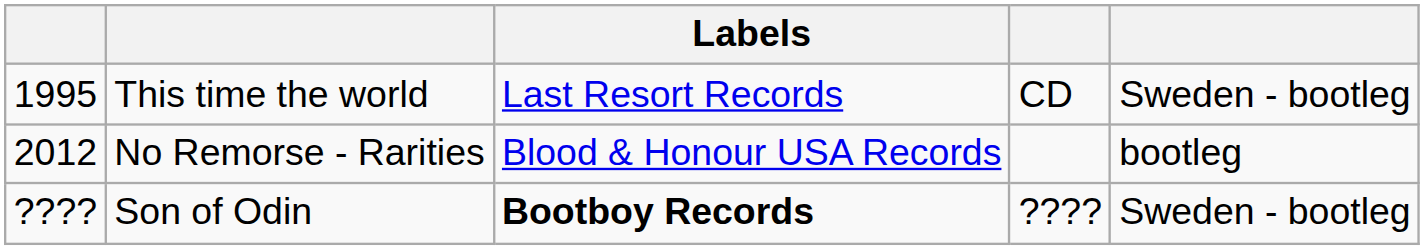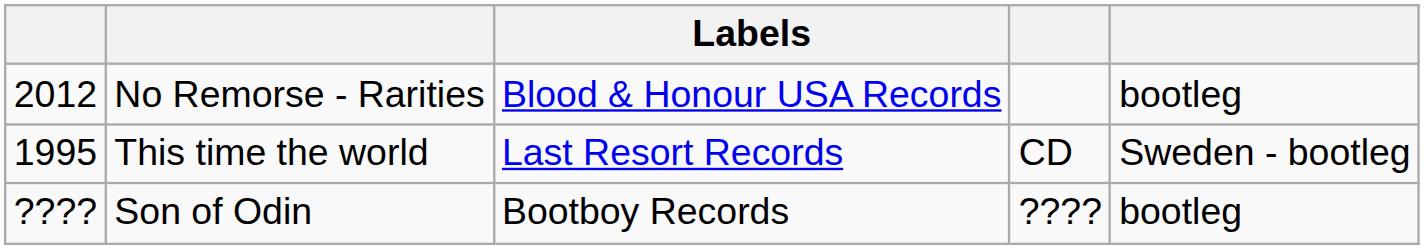rows swapped: (271, 93) <-> (300, 152)
(658, 212) bold -> (646, 212) normal
(1265, 212) Sweden - bootleg -> (1181, 212) bootleg
